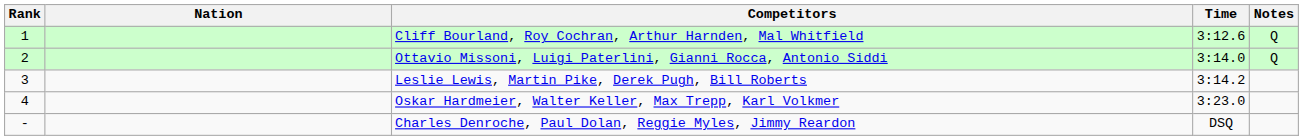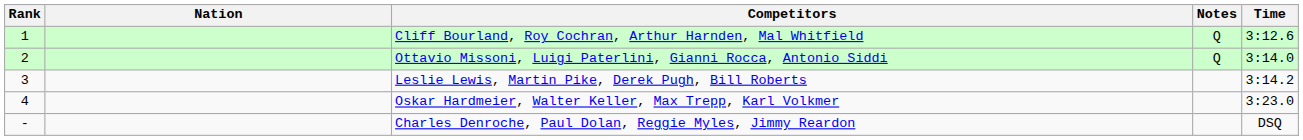columns swapped: (1221, 16) <-> (1274, 16)
